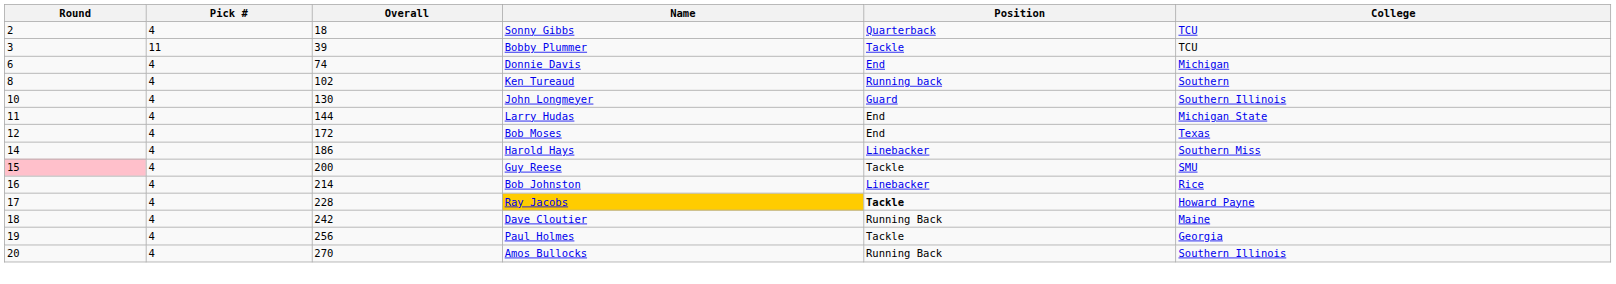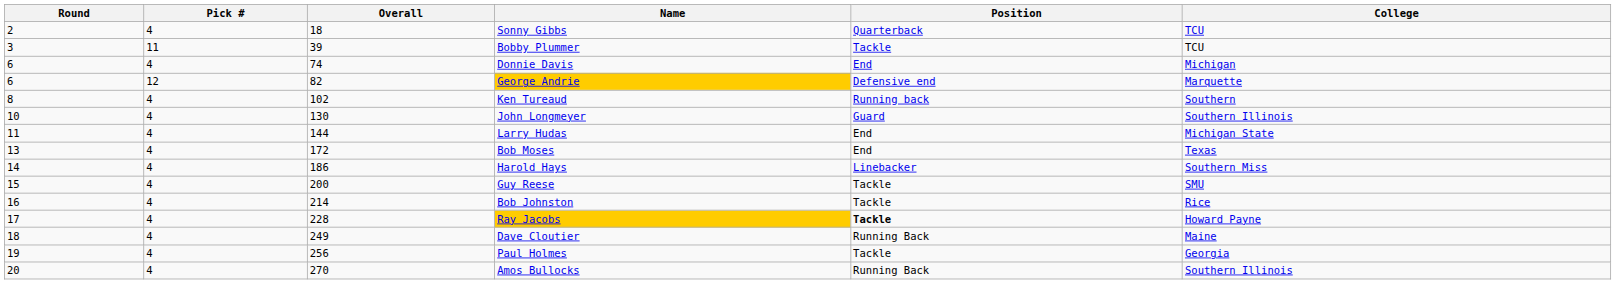+ row: (538, 82)
(13, 133) 12 -> (13, 150) 13
(13, 167) pink background -> (13, 185) no background
(898, 185) Linebacker -> (872, 202) Tackle
(324, 219) 242 -> (319, 236) 249
